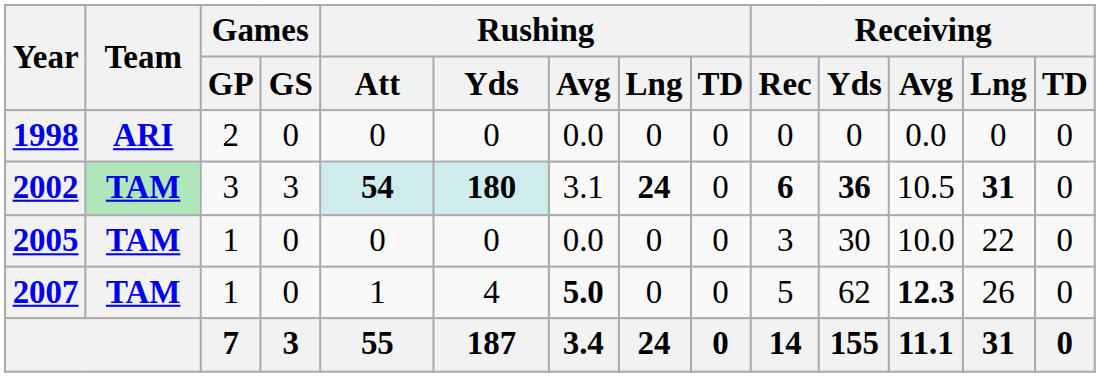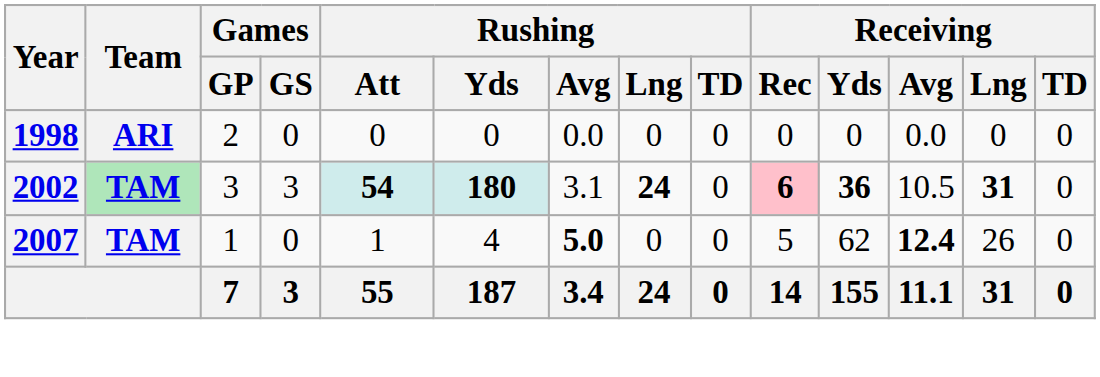(785, 187) no background -> (785, 187) pink background
- row: (46, 239)
(926, 291) 12.3 -> (926, 239) 12.4
